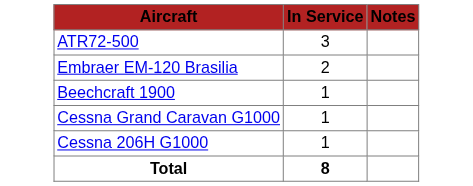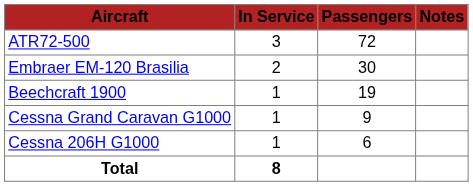+ column: (367, 17)
